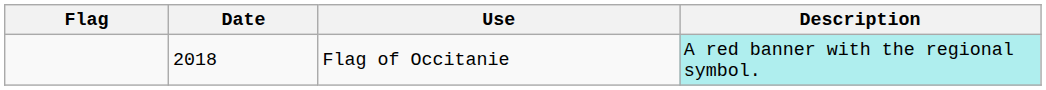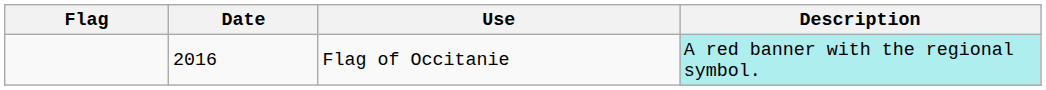(195, 60) 2018 -> (195, 60) 2016
